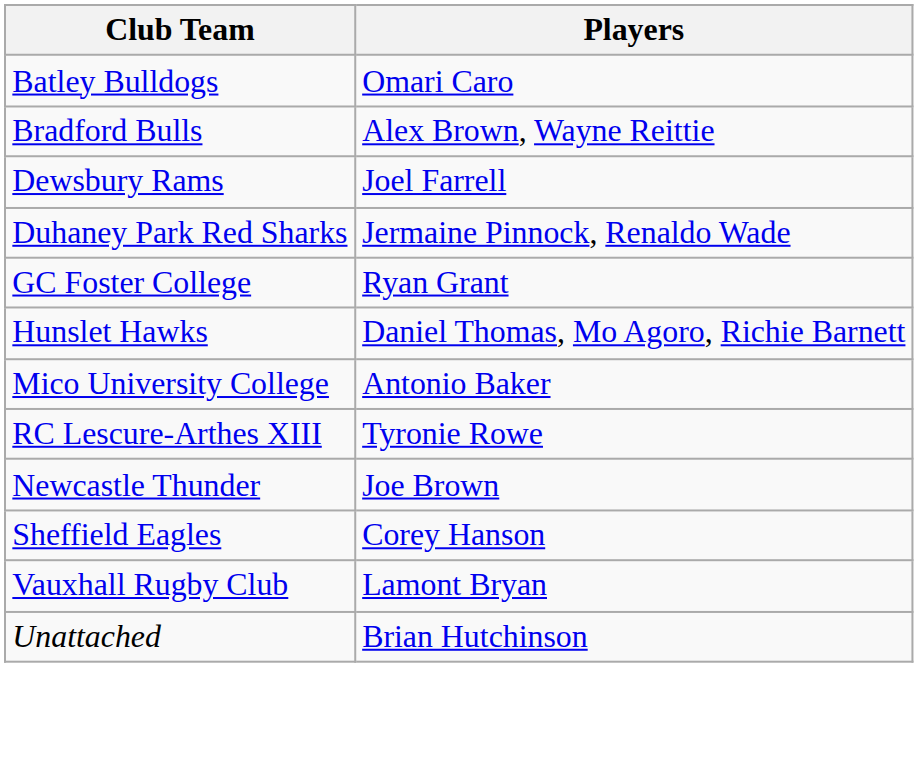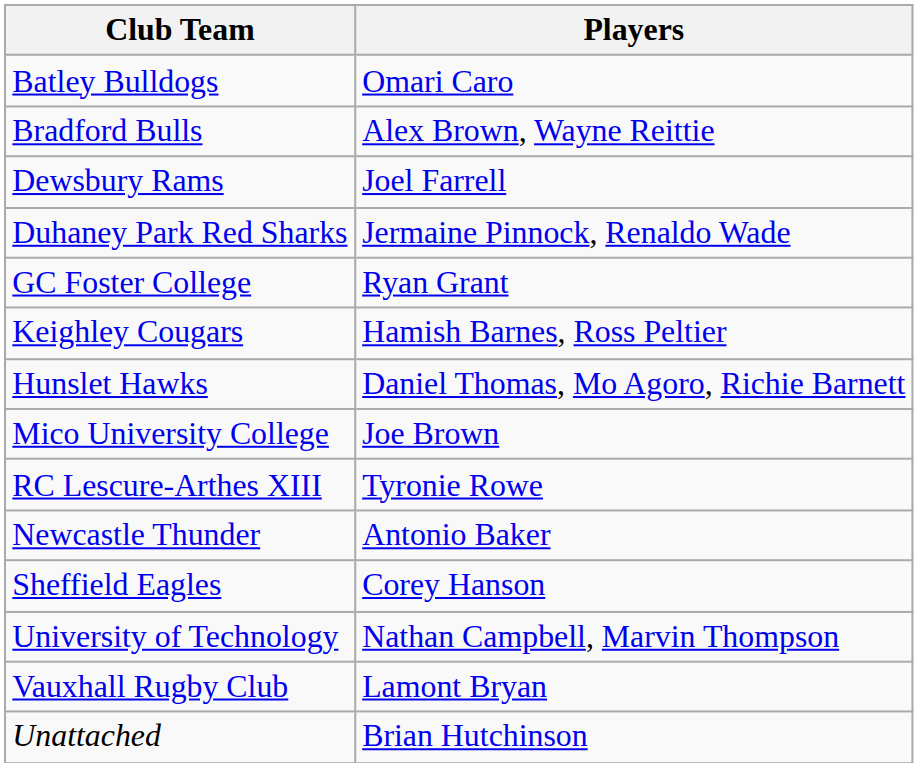+ row: (128, 332)
(456, 383) Antonio Baker -> (431, 433) Joe Brown
(431, 484) Joe Brown -> (456, 534) Antonio Baker
+ row: (175, 635)
